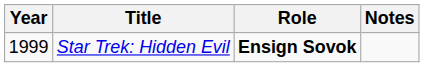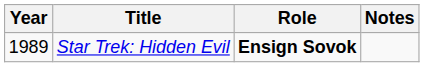(29, 47) 1999 -> (29, 47) 1989
